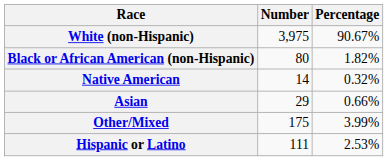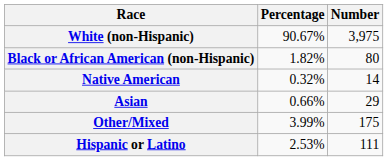columns swapped: (285, 15) <-> (347, 15)
